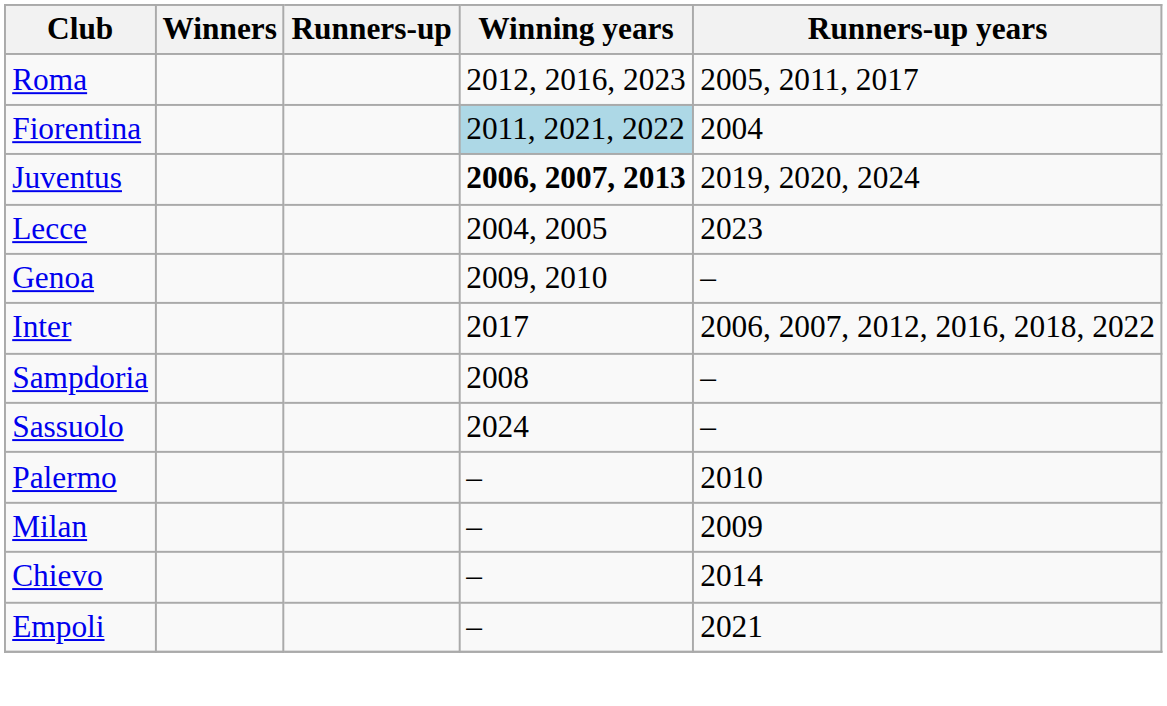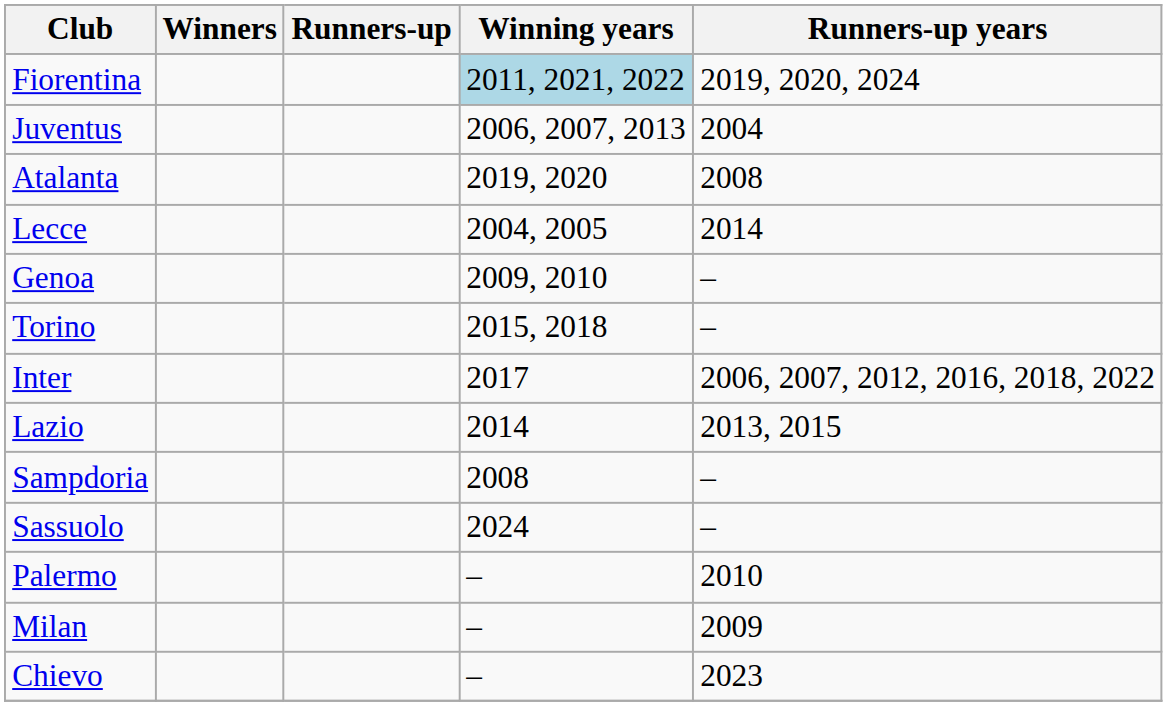- row: (50, 79)
(732, 128) 2004 -> (810, 79) 2019, 2020, 2024
(576, 178) bold -> (576, 128) normal
(810, 178) 2019, 2020, 2024 -> (732, 128) 2004
+ row: (65, 178)
(732, 228) 2023 -> (732, 228) 2014
+ row: (54, 327)
+ row: (48, 427)
(732, 576) 2014 -> (732, 675) 2023
- row: (58, 626)
